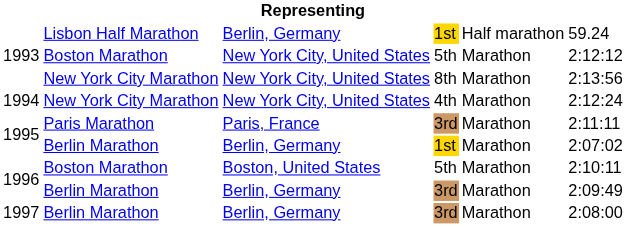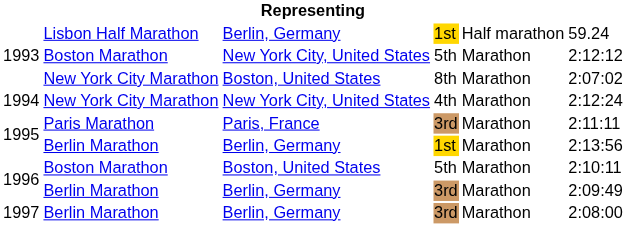(326, 78) New York City, United States -> (302, 78) Boston, United States
(596, 78) 2:13:56 -> (596, 78) 2:07:02
(596, 145) 2:07:02 -> (596, 145) 2:13:56
